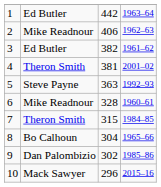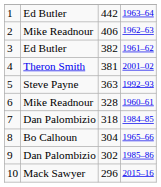(54, 119) Theron Smith -> (60, 119) Dan Palombizio
(109, 119) 315 -> (109, 119) 318
